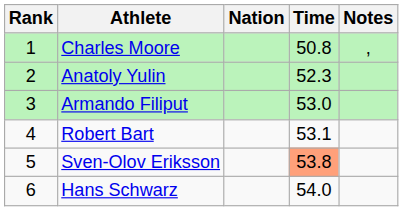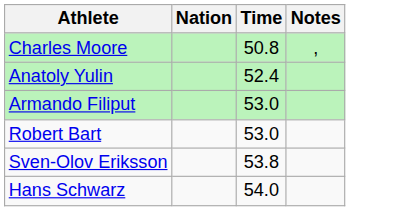- column: (31, 18)
(314, 76) 52.3 -> (261, 76) 52.4
(314, 133) 53.1 -> (261, 133) 53.0
(314, 162) lightsalmon background -> (261, 162) no background
